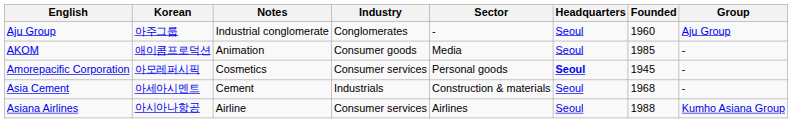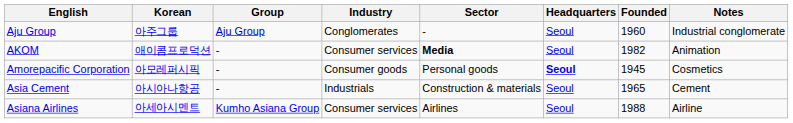columns swapped: (733, 13) <-> (272, 13)
(375, 50) Consumer goods -> (371, 50) Consumer services
(447, 50) normal -> (438, 50) bold
(643, 50) 1985 -> (633, 50) 1982
(380, 69) Consumer services -> (366, 69) Consumer goods
(167, 88) 아세아시멘트 -> (167, 88) 아시아나항공
(643, 89) 1968 -> (633, 89) 1965
(167, 108) 아시아나항공 -> (167, 108) 아세아시멘트
